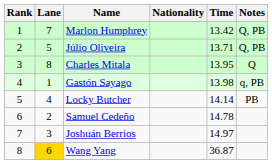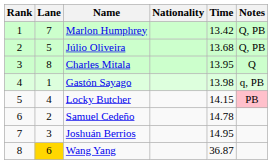(221, 47) 13.71 -> (221, 47) 13.68
(221, 99) 14.14 -> (221, 99) 14.15
(252, 99) no background -> (252, 99) pink background
(221, 133) 14.97 -> (221, 133) 14.95
